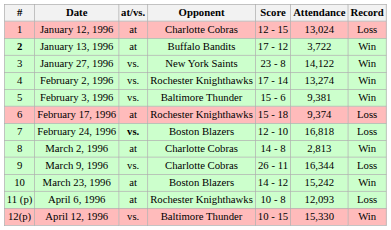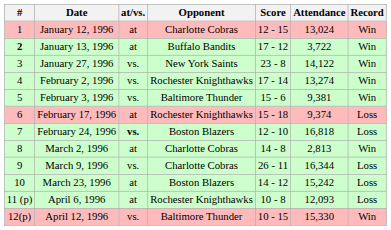(367, 30) Loss -> (367, 30) Win
(367, 183) Win -> (367, 183) Loss
